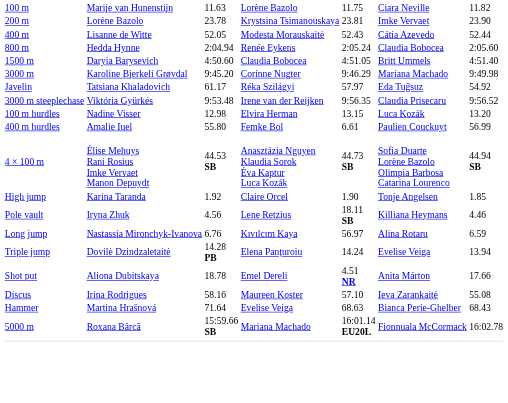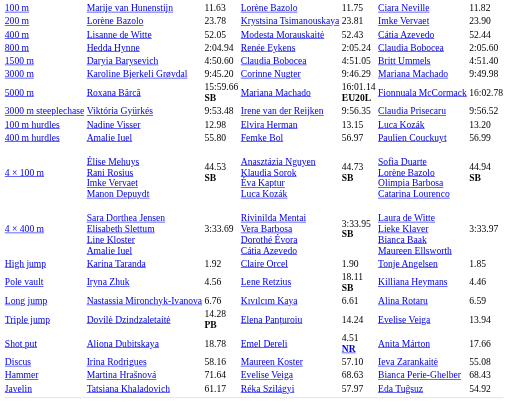rows swapped: (19, 327) <-> (18, 87)
(350, 127) 6.61 -> (353, 138) 56.97
+ row: (24, 229)
(353, 234) 56.97 -> (350, 301) 6.61
